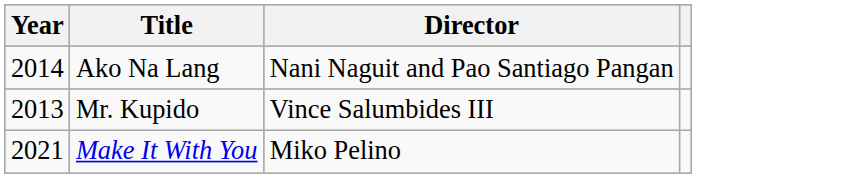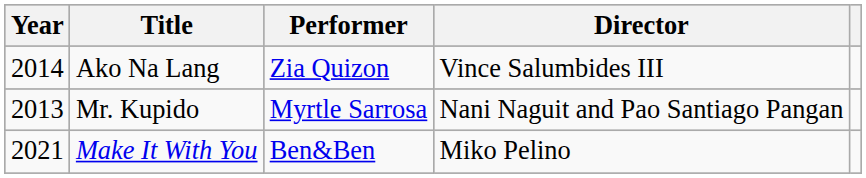+ column: (348, 25)
(472, 67) Nani Naguit and Pao Santiago Pangan -> (552, 67) Vince Salumbides III
(382, 109) Vince Salumbides III -> (641, 109) Nani Naguit and Pao Santiago Pangan
